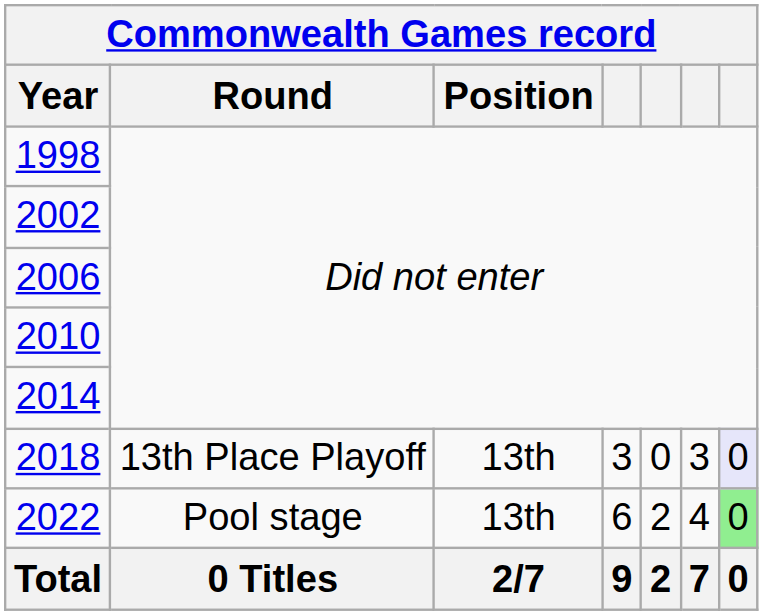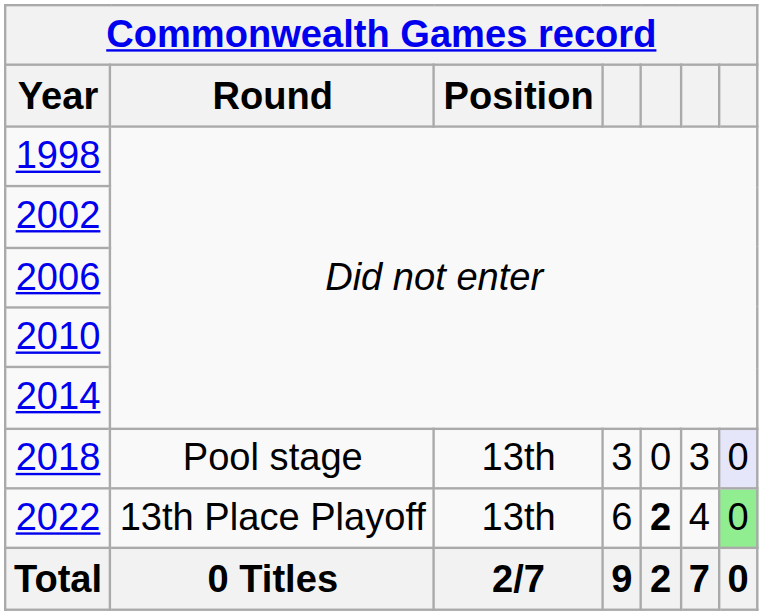(273, 457) 13th Place Playoff -> (273, 457) Pool stage
(273, 517) Pool stage -> (273, 517) 13th Place Playoff
(661, 517) normal -> (661, 517) bold
